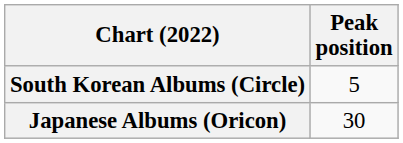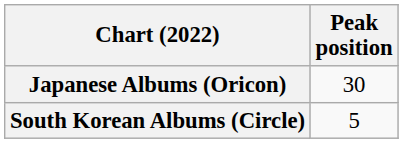rows swapped: (158, 120) <-> (158, 84)
